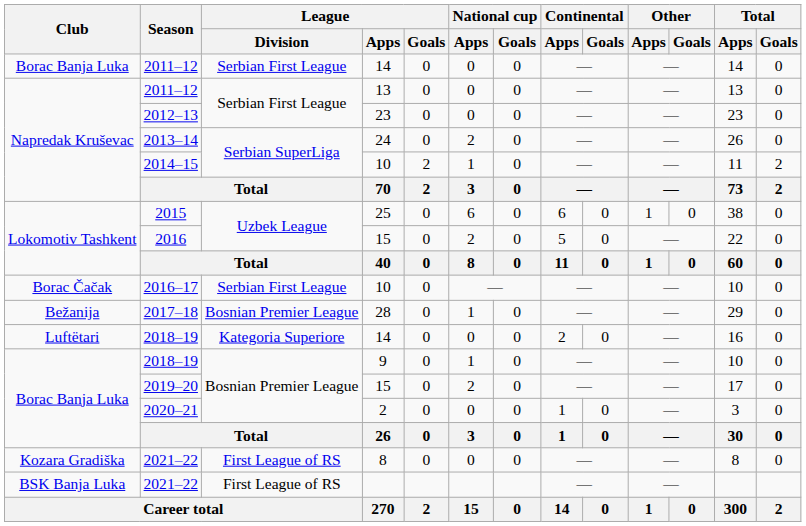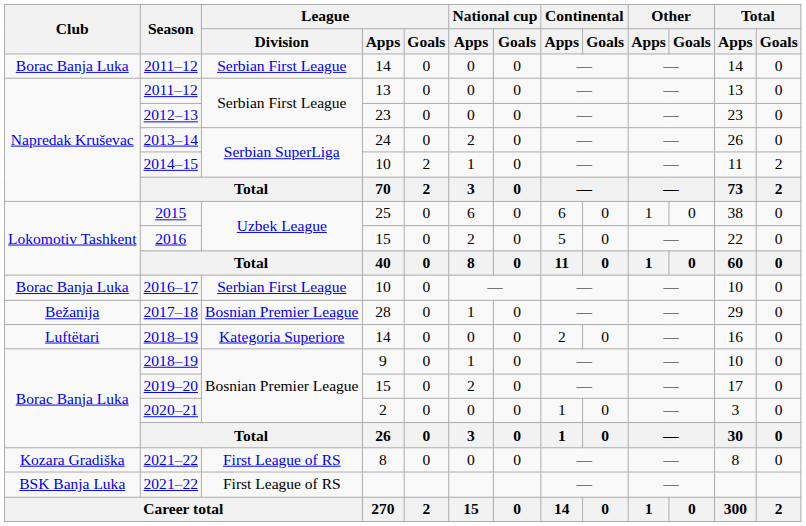(72, 287) Borac Čačak -> (72, 287) Borac Banja Luka
